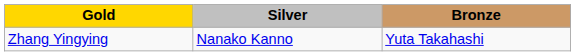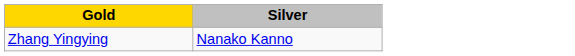- column: (476, 16)
